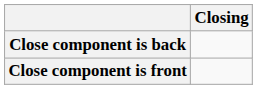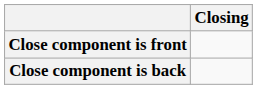rows swapped: (98, 71) <-> (98, 44)
